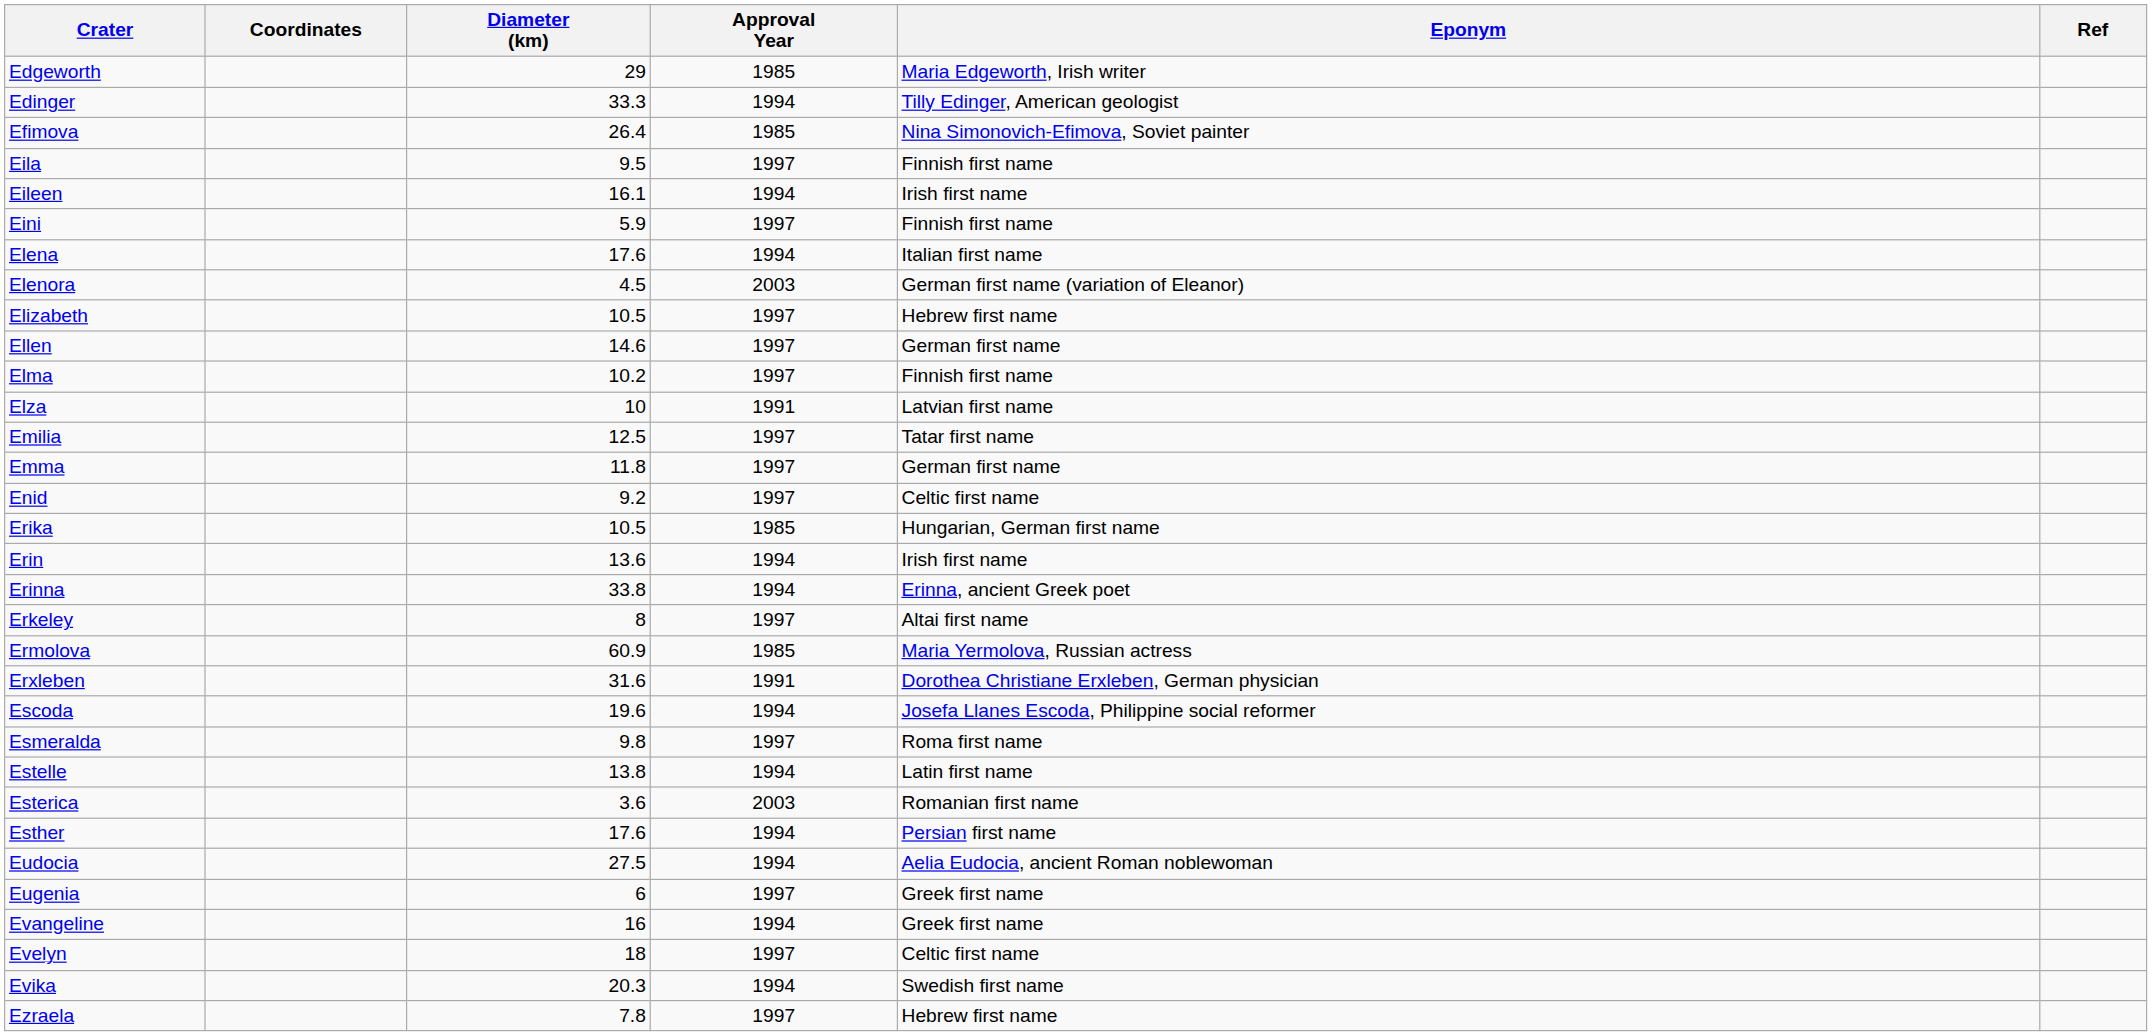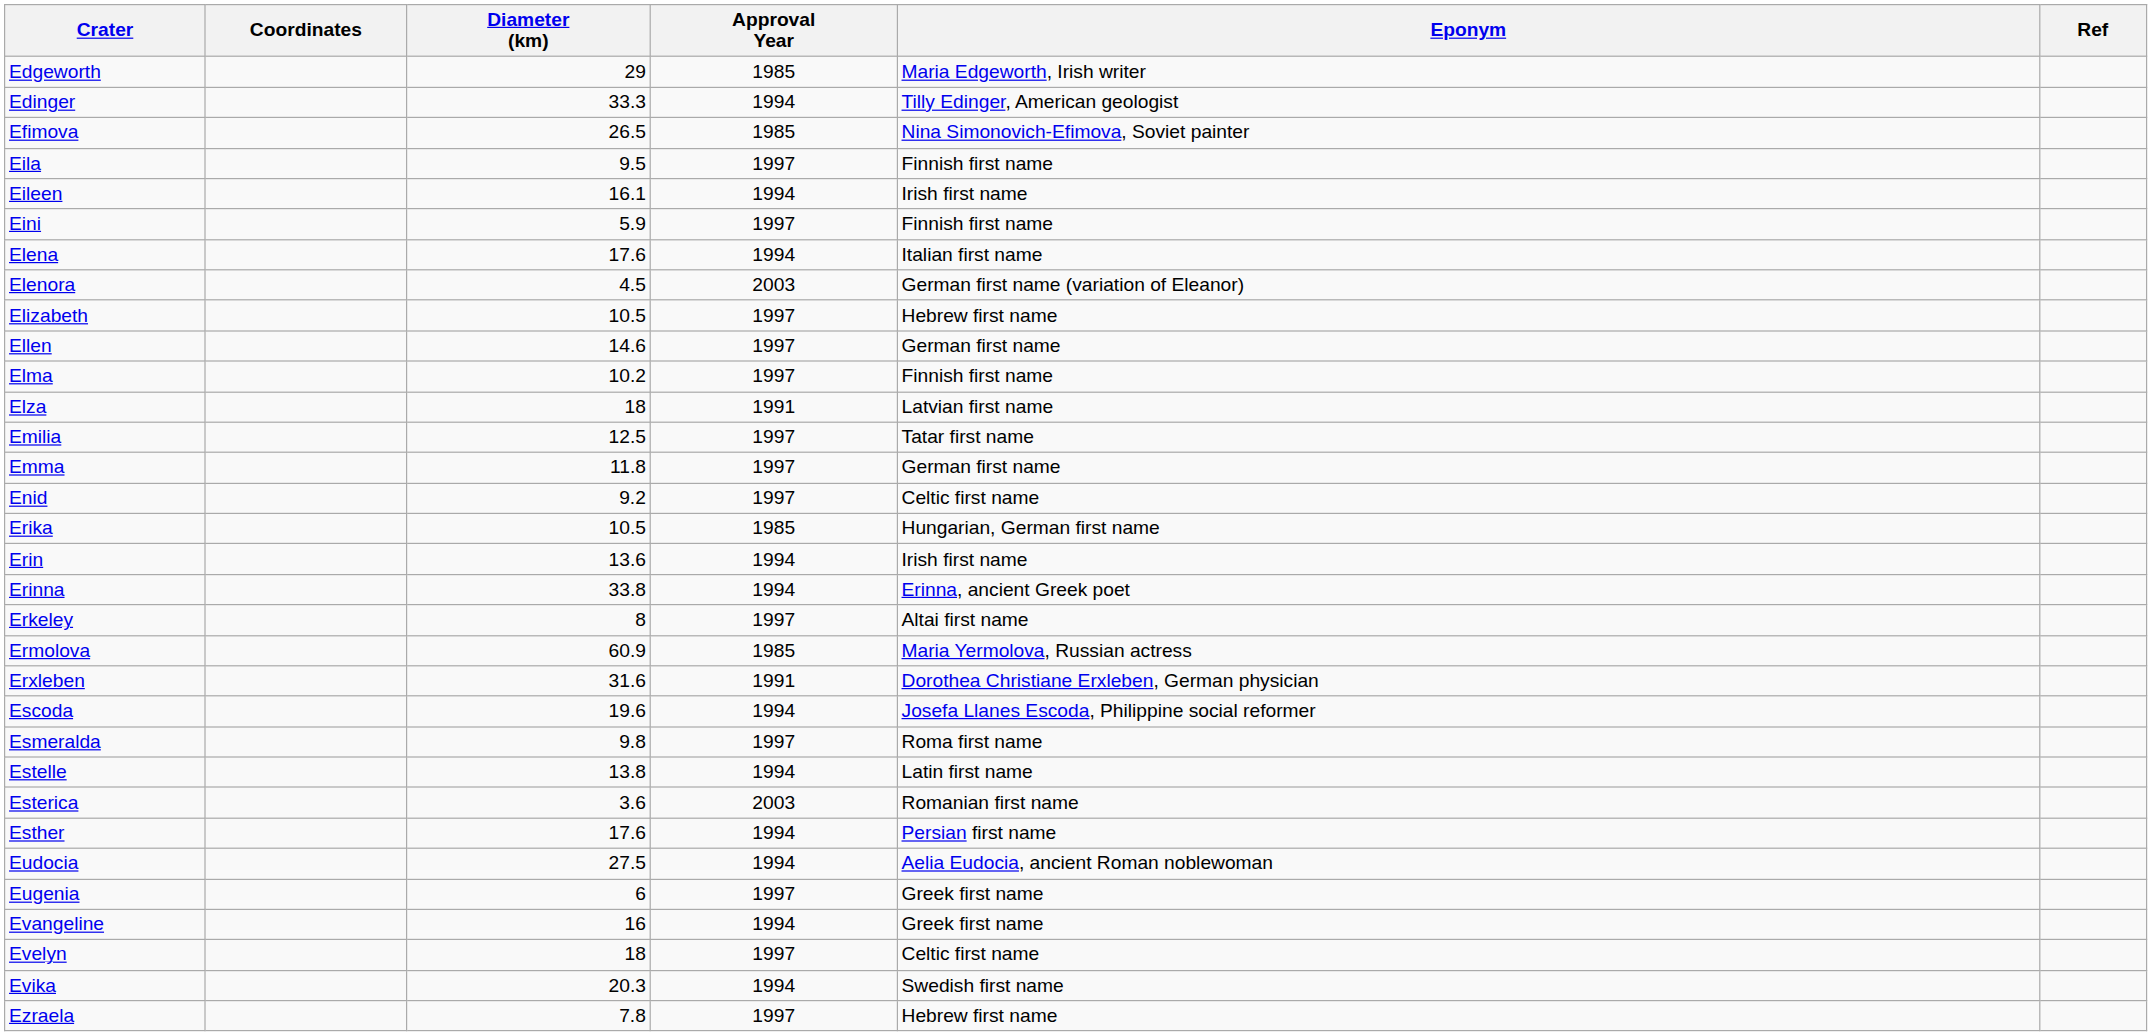(627, 132) 26.4 -> (627, 132) 26.5
(635, 406) 10 -> (635, 406) 18
